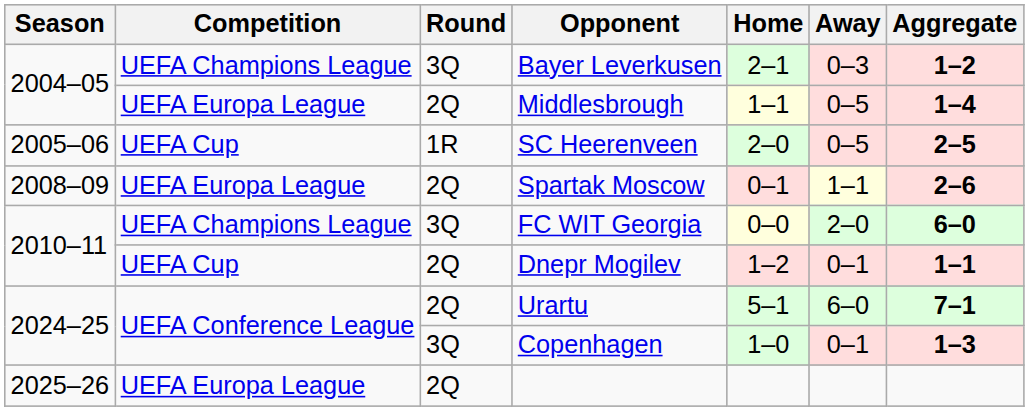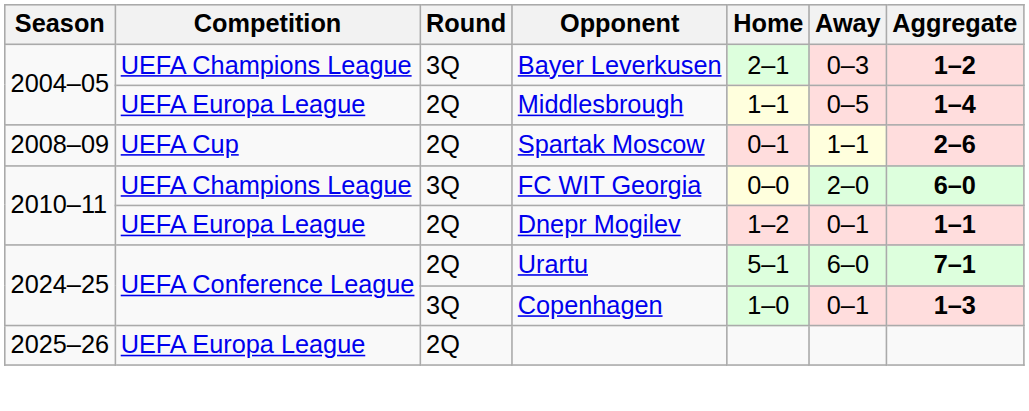- row: (608, 144)
(243, 184) UEFA Europa League -> (180, 144) UEFA Cup
(180, 265) UEFA Cup -> (243, 225) UEFA Europa League
